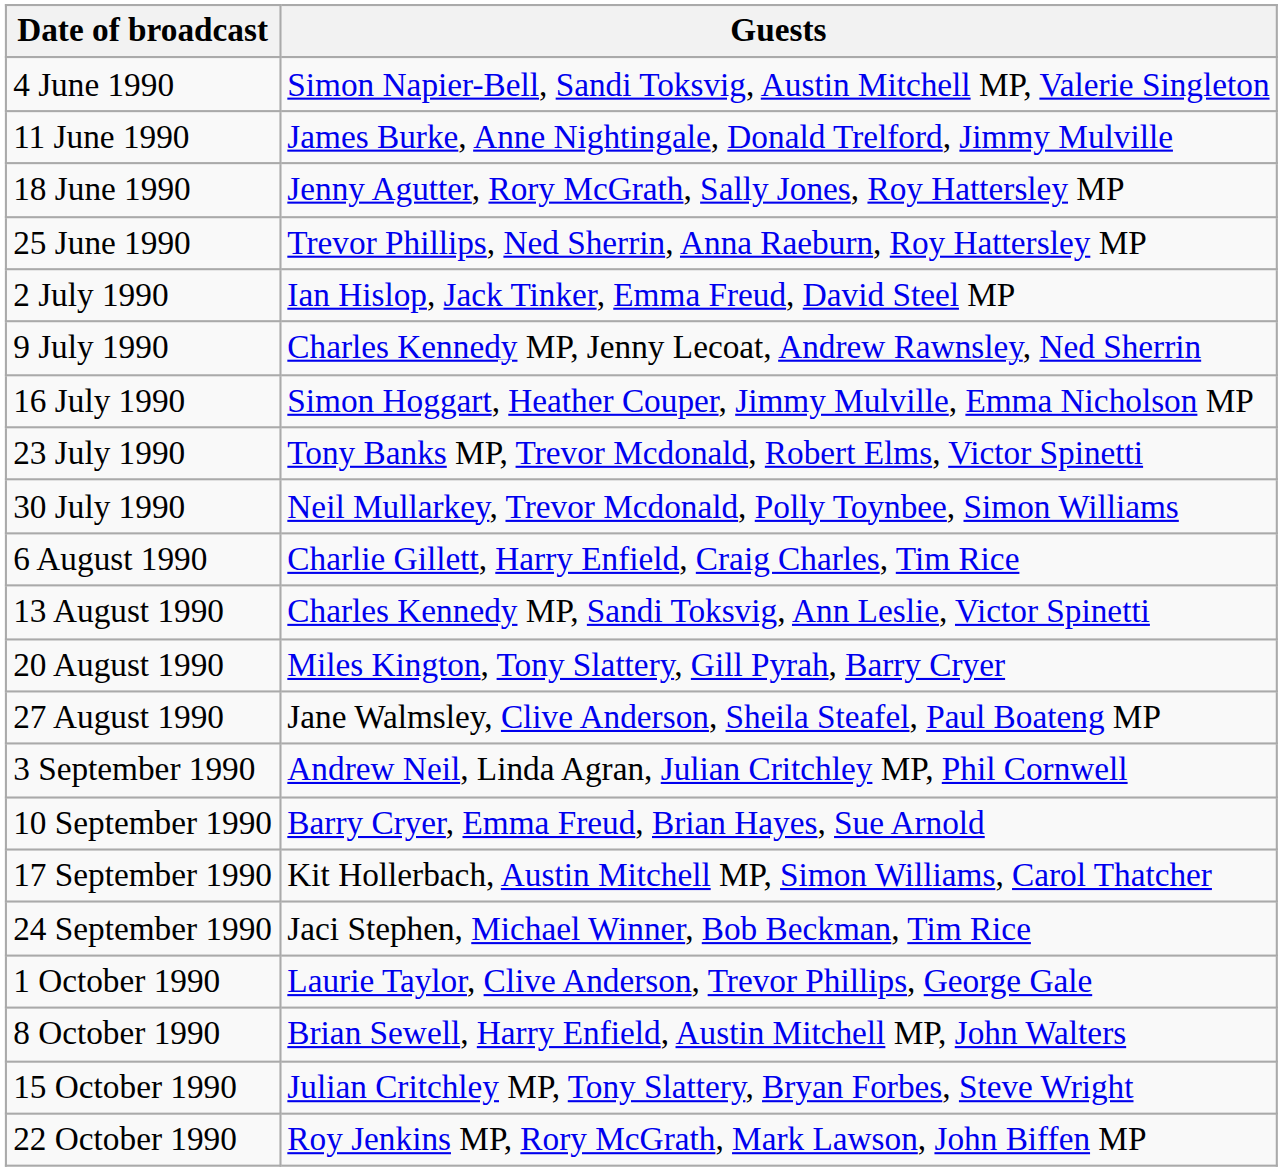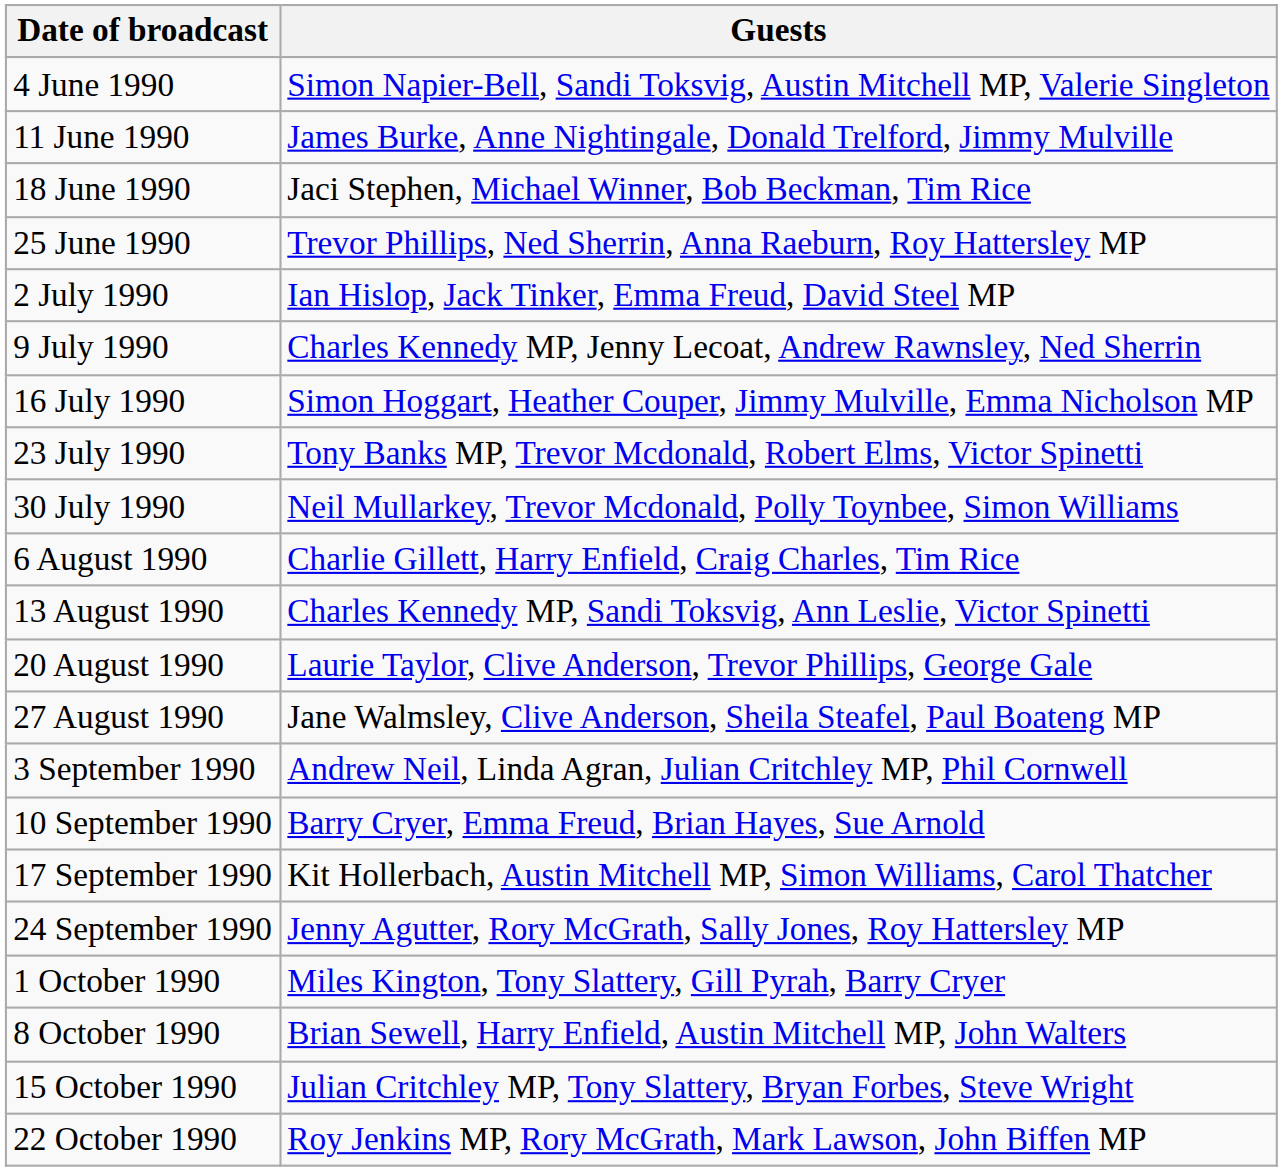(706, 189) Jenny Agutter, Rory McGrath, Sally Jones, Roy Hattersley MP -> (659, 189) Jaci Stephen, Michael Winner, Bob Beckman, Tim Rice
(646, 664) Miles Kington, Tony Slattery, Gill Pyrah, Barry Cryer -> (690, 664) Laurie Taylor, Clive Anderson, Trevor Phillips, George Gale
(659, 928) Jaci Stephen, Michael Winner, Bob Beckman, Tim Rice -> (706, 928) Jenny Agutter, Rory McGrath, Sally Jones, Roy Hattersley MP
(690, 980) Laurie Taylor, Clive Anderson, Trevor Phillips, George Gale -> (646, 980) Miles Kington, Tony Slattery, Gill Pyrah, Barry Cryer
